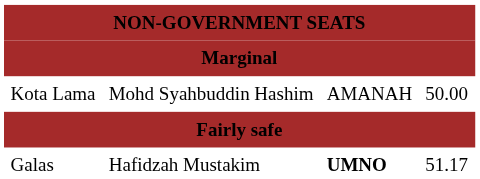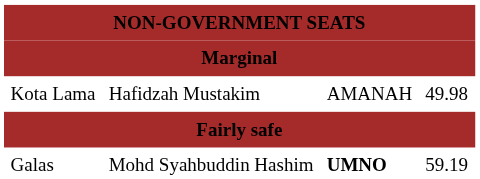(211, 93) Mohd Syahbuddin Hashim -> (184, 93) Hafidzah Mustakim
(447, 93) 50.00 -> (447, 93) 49.98
(184, 164) Hafidzah Mustakim -> (211, 164) Mohd Syahbuddin Hashim
(447, 164) 51.17 -> (447, 164) 59.19
